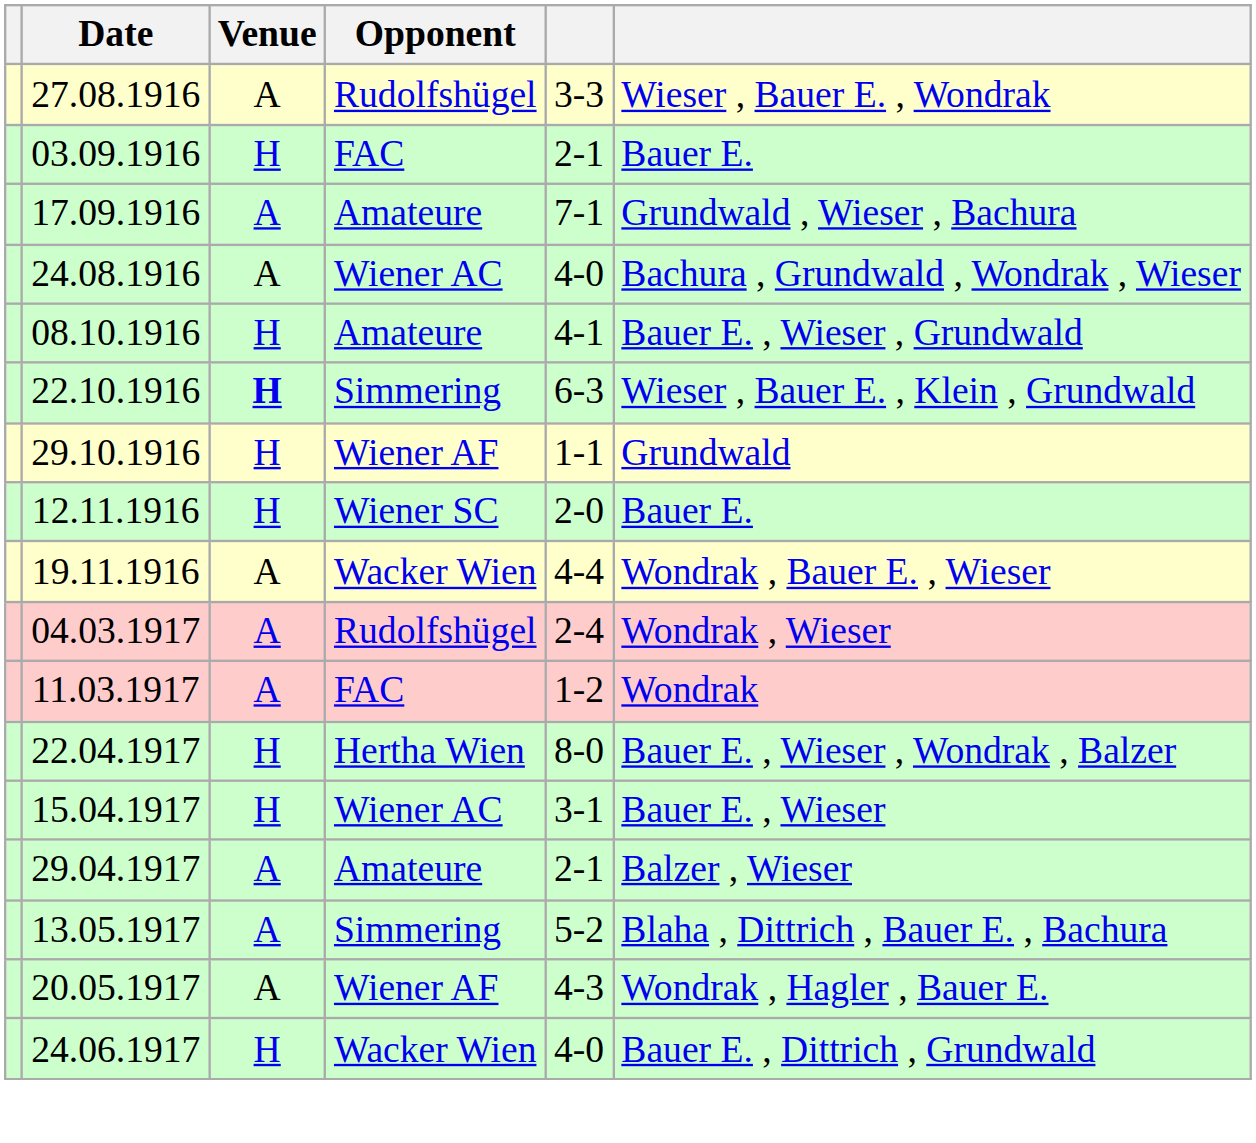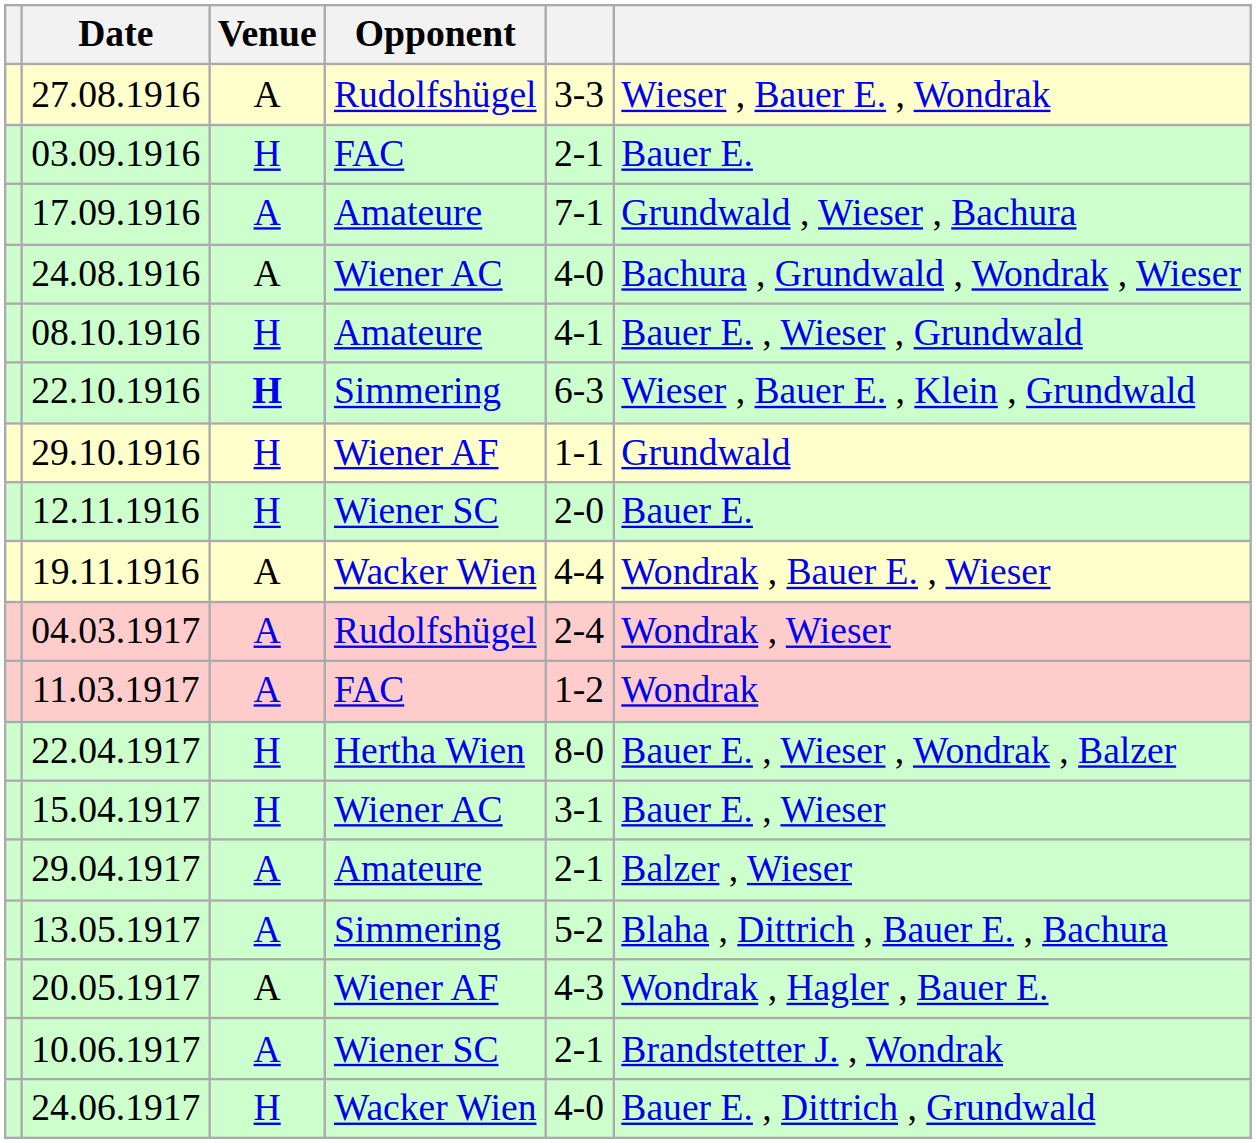+ row: (116, 1048)
